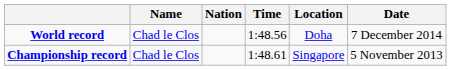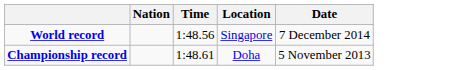- column: (166, 14)
(318, 34) Doha -> (246, 34) Singapore
(318, 55) Singapore -> (246, 55) Doha
